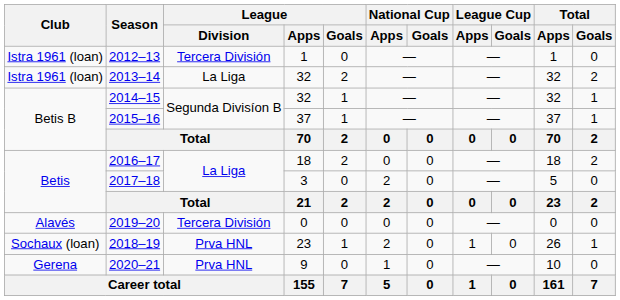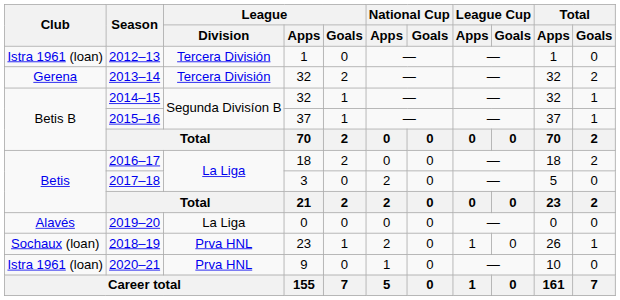(55, 77) Istra 1961 (loan) -> (55, 77) Gerena
(224, 77) La Liga -> (224, 77) Tercera División
(224, 222) Tercera División -> (224, 222) La Liga
(55, 264) Gerena -> (55, 264) Istra 1961 (loan)
